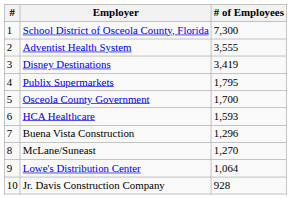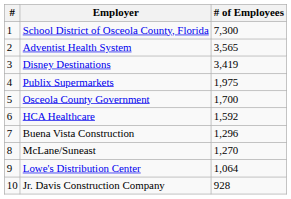(226, 47) 3,555 -> (226, 47) 3,565
(226, 82) 1,795 -> (226, 82) 1,975
(226, 116) 1,593 -> (226, 116) 1,592
